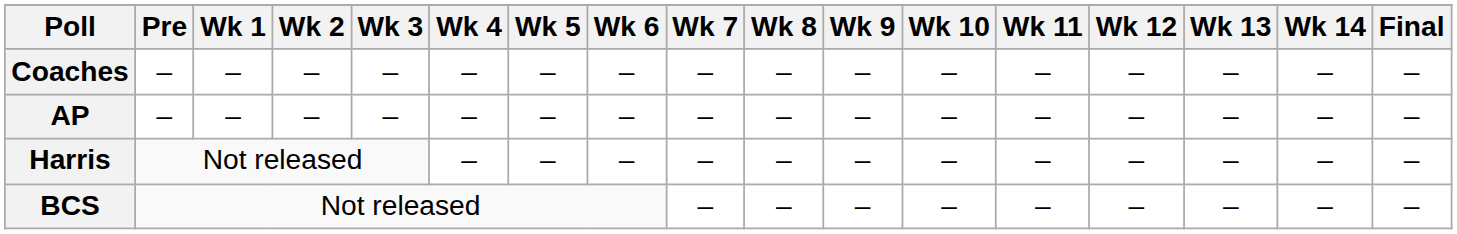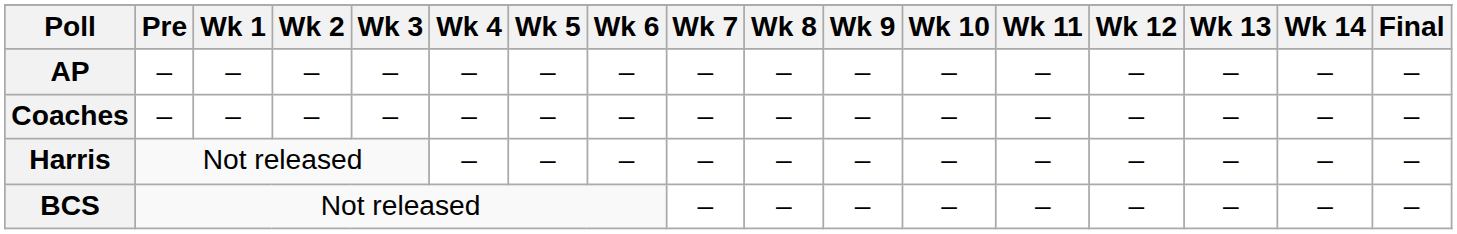rows swapped: (70, 116) <-> (70, 71)
